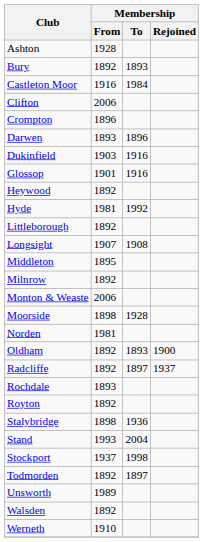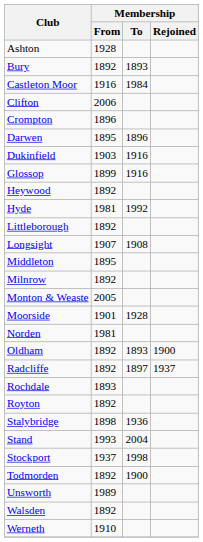(105, 137) 1893 -> (105, 137) 1895
(105, 173) 1901 -> (105, 173) 1899
(105, 297) 2006 -> (105, 297) 2005
(105, 315) 1898 -> (105, 315) 1901
(137, 475) 1897 -> (137, 475) 1900
